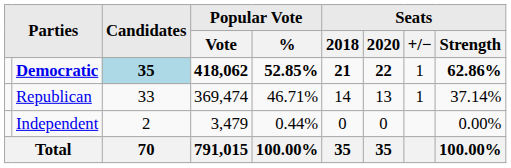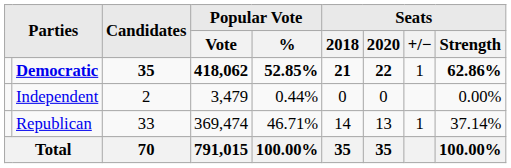(146, 70) lightblue background -> (146, 70) no background
rows swapped: (54, 96) <-> (57, 123)
